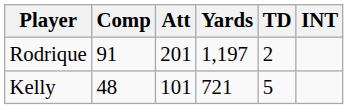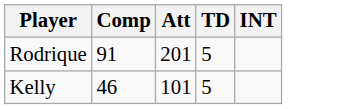- column: (227, 20)
(268, 53) 2 -> (206, 53) 5
(107, 86) 48 -> (107, 86) 46
